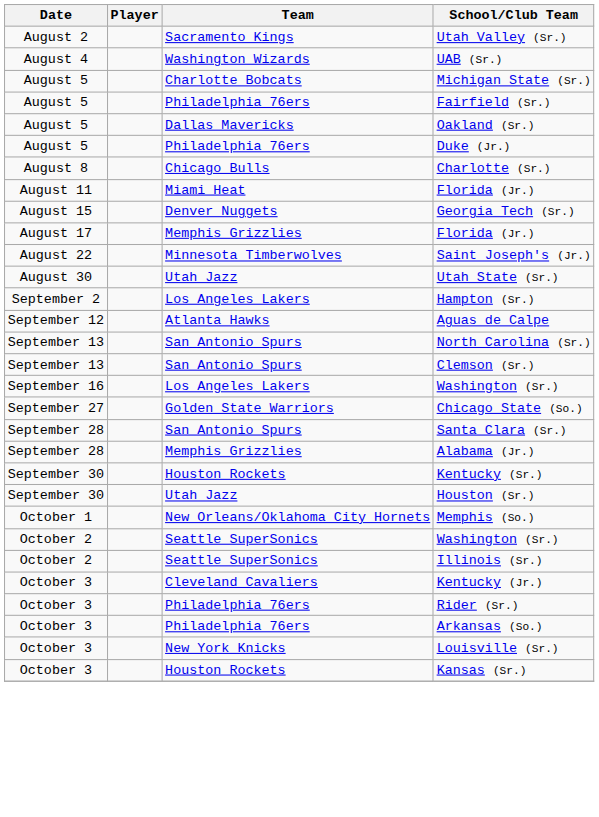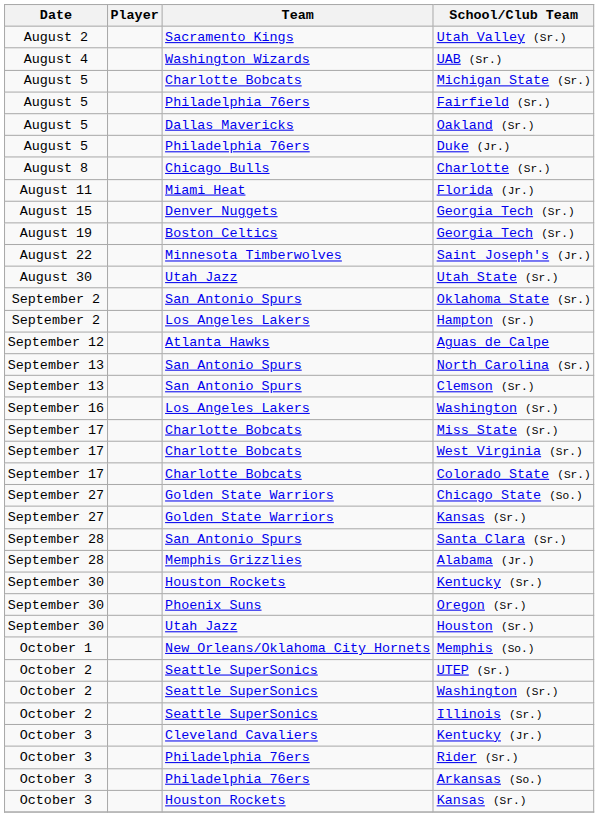- row: (233, 234)
+ row: (221, 234)
+ row: (233, 299)
+ row: (233, 430)
+ row: (233, 452)
+ row: (233, 474)
+ row: (249, 517)
+ row: (213, 605)
+ row: (241, 670)
- row: (225, 648)
